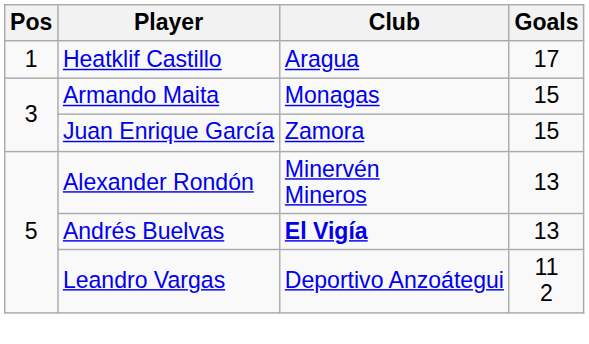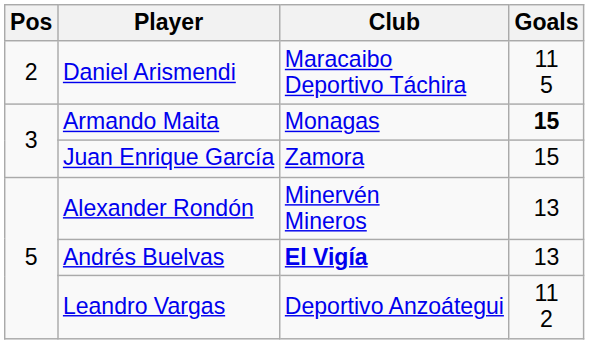- row: (142, 59)
+ row: (149, 72)
(547, 95) normal -> (547, 121) bold
